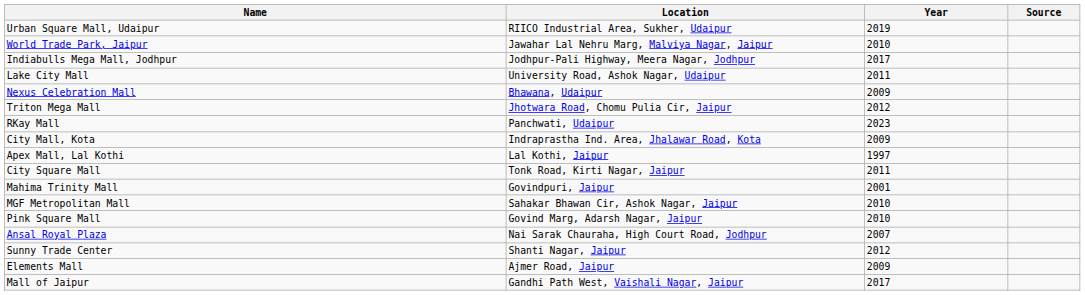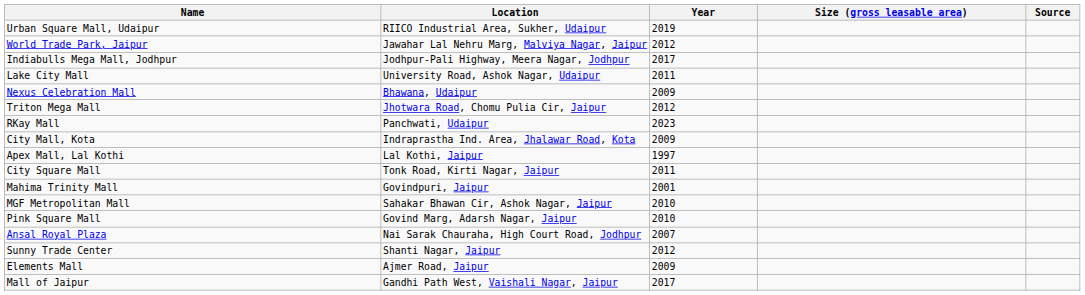+ column: (891, 12)
(879, 44) 2010 -> (664, 44) 2012
